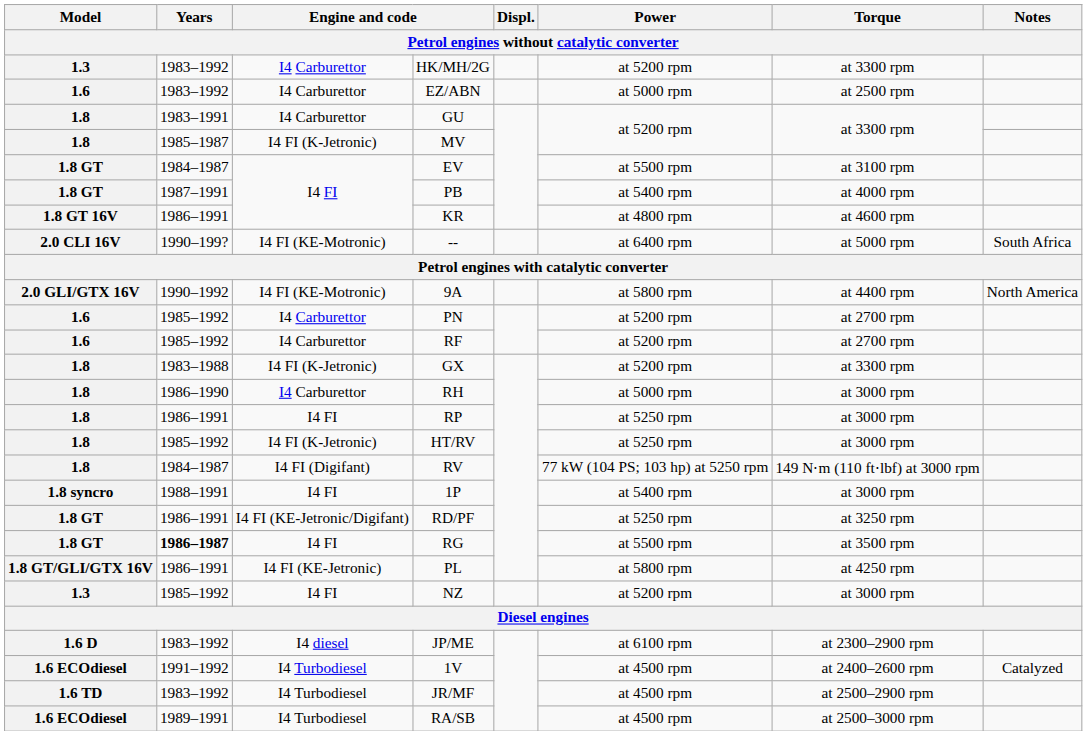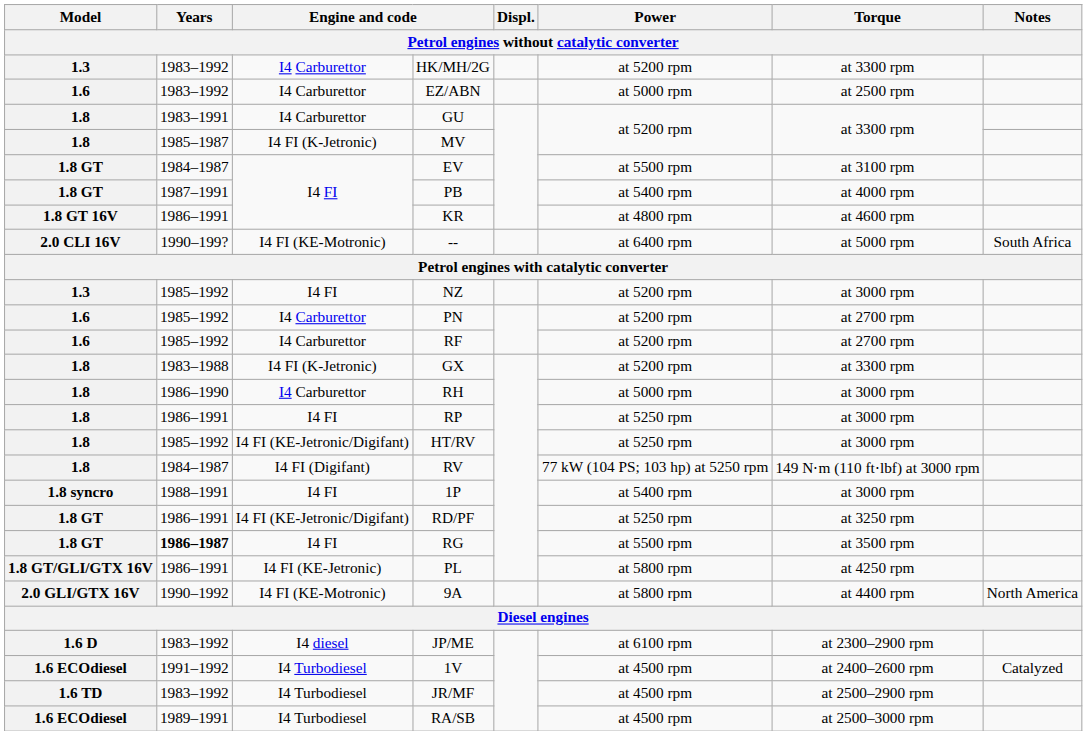rows swapped: (453, 592) <-> (453, 291)
(322, 441) I4 FI (K-Jetronic) -> (322, 441) I4 FI (KE-Jetronic/Digifant)
